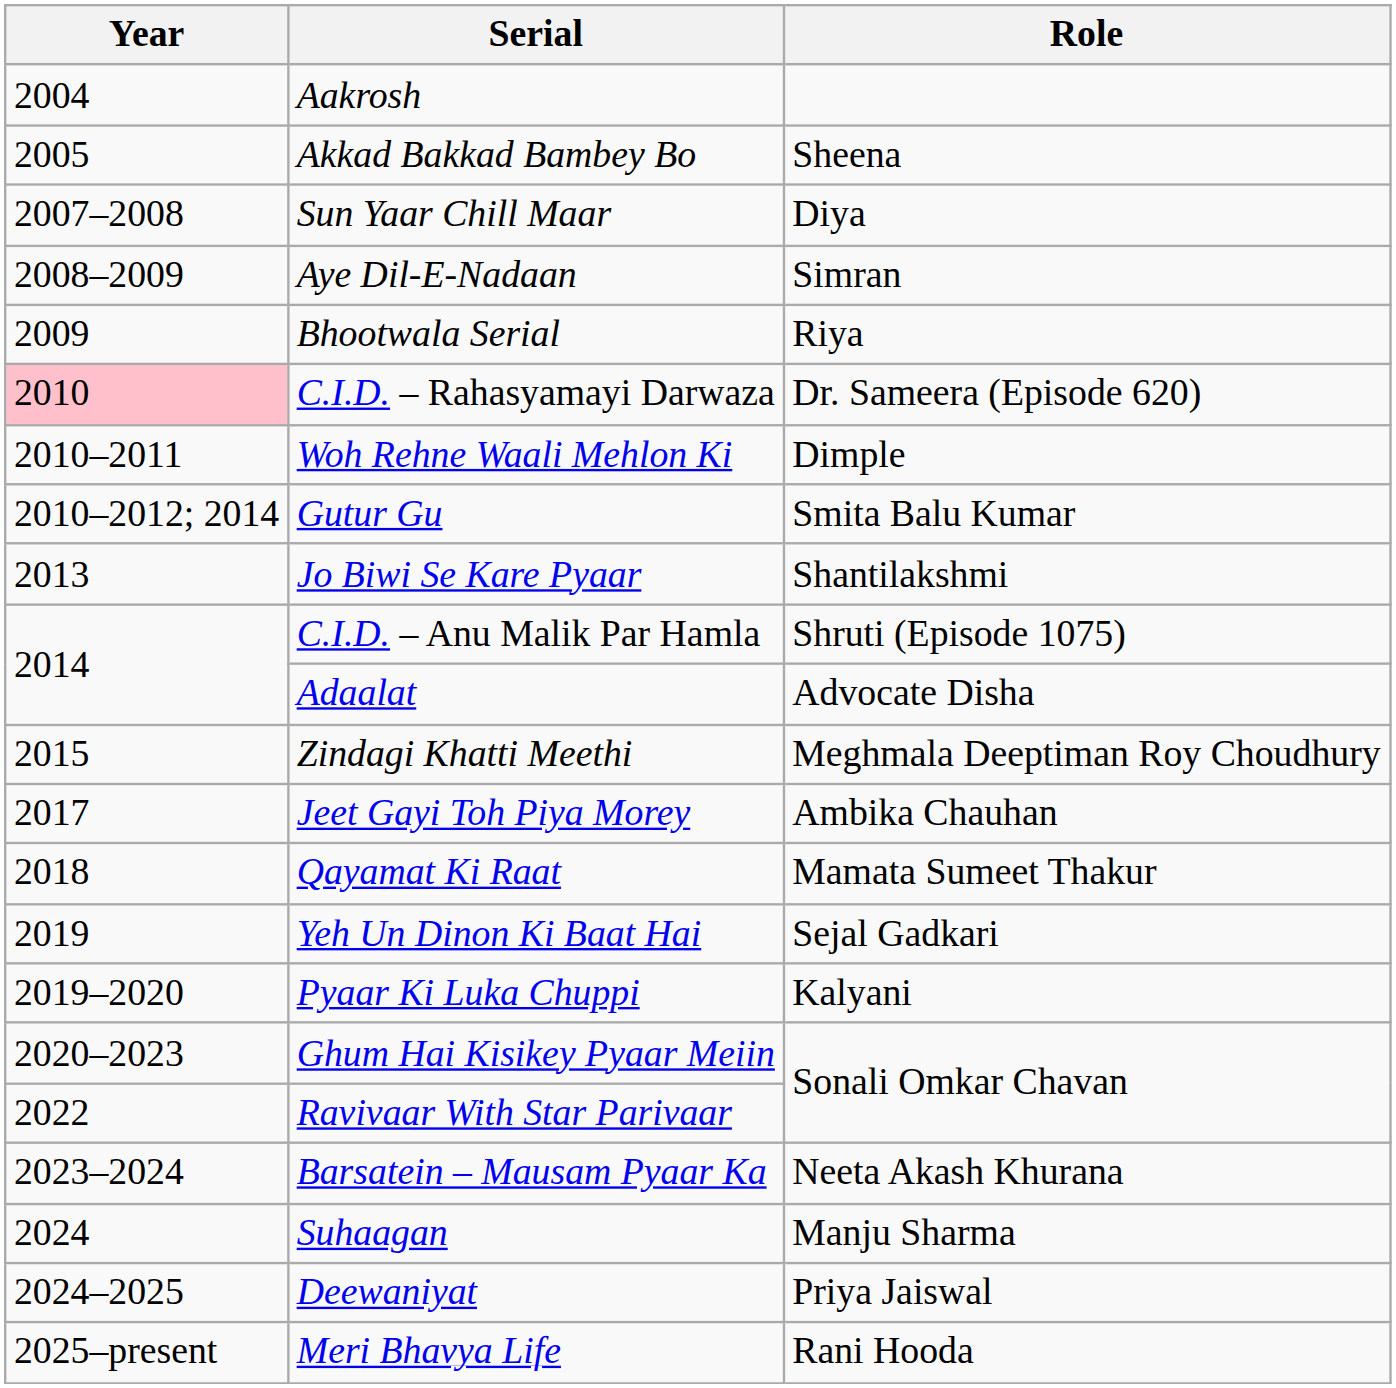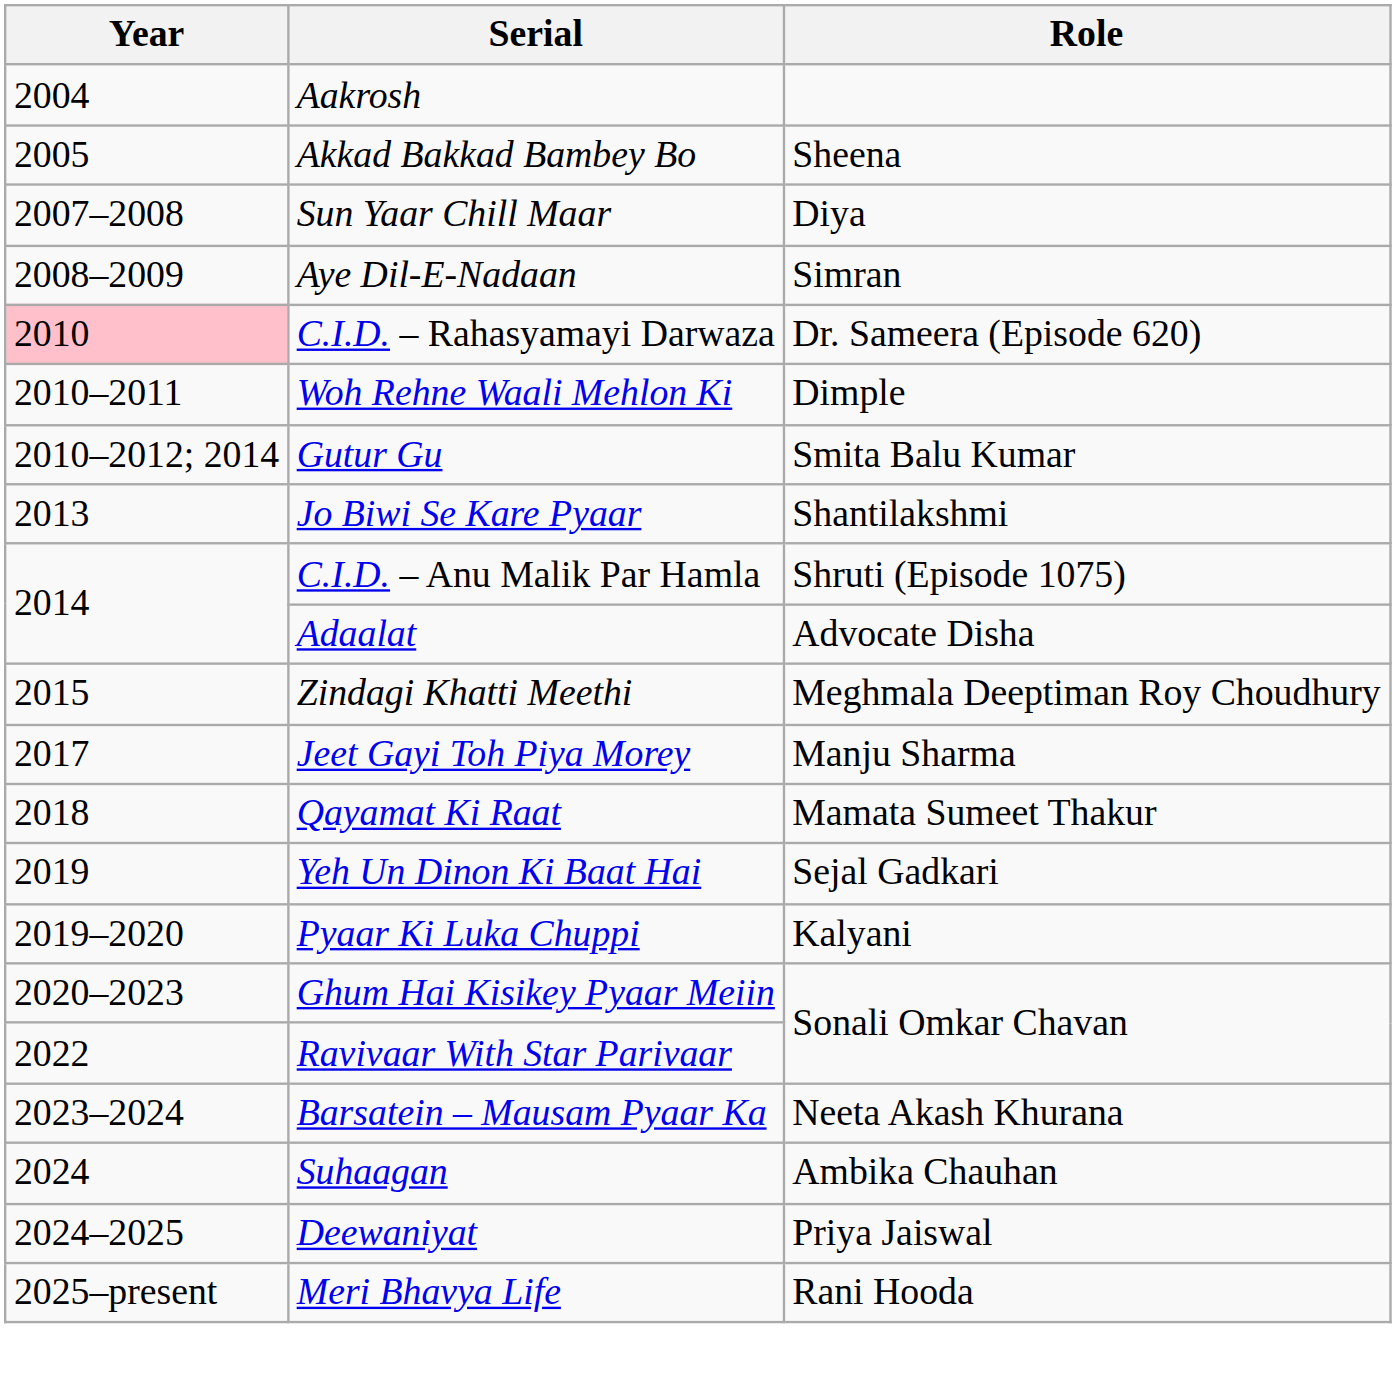- row: (428, 333)
(925, 812) Ambika Chauhan -> (904, 753) Manju Sharma
(904, 1232) Manju Sharma -> (925, 1172) Ambika Chauhan
